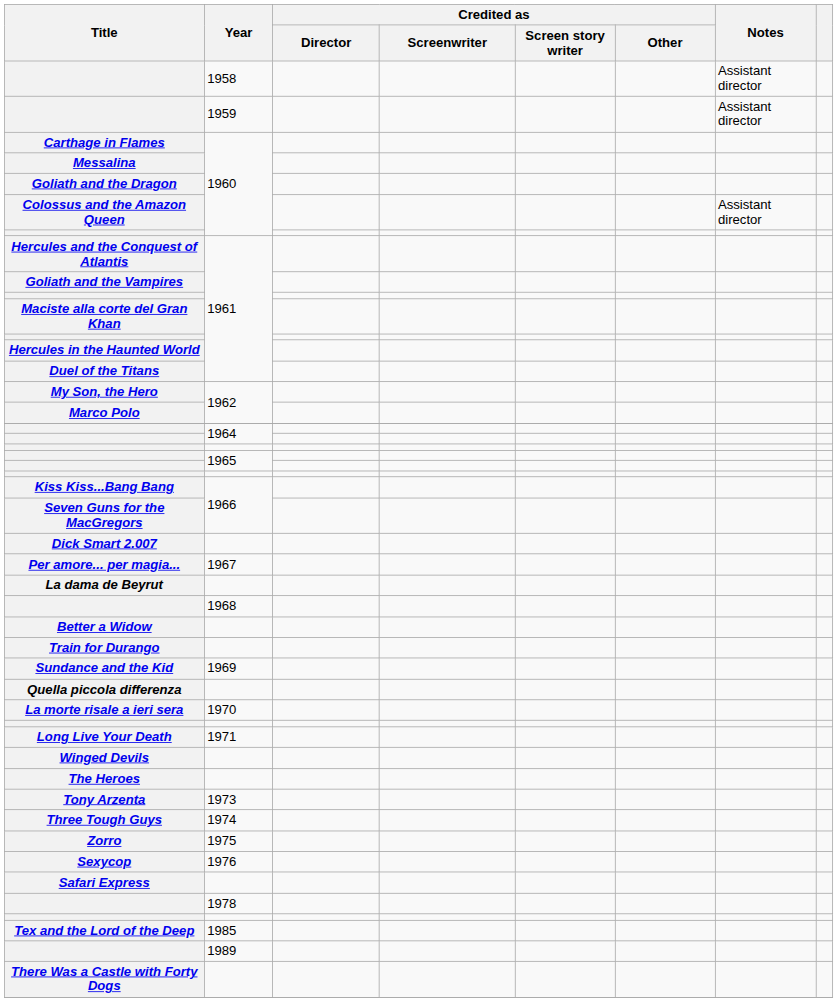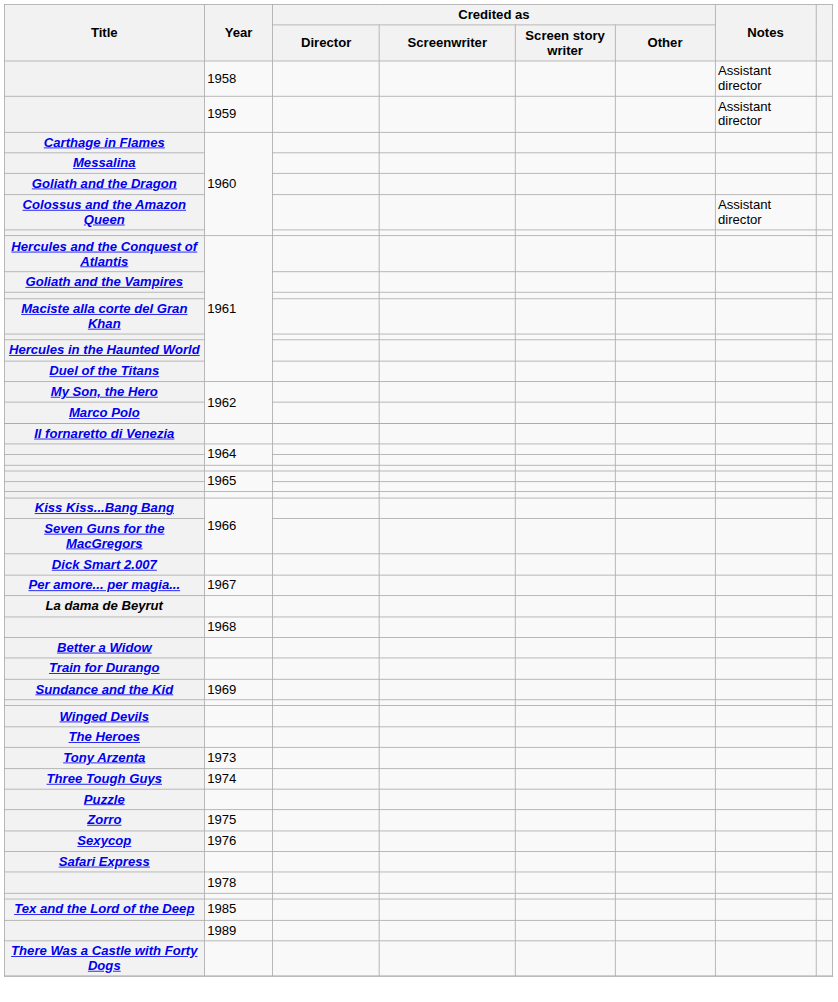+ row: (104, 433)
- row: (104, 689)
- row: (104, 710)
- row: (104, 737)
+ row: (104, 799)
